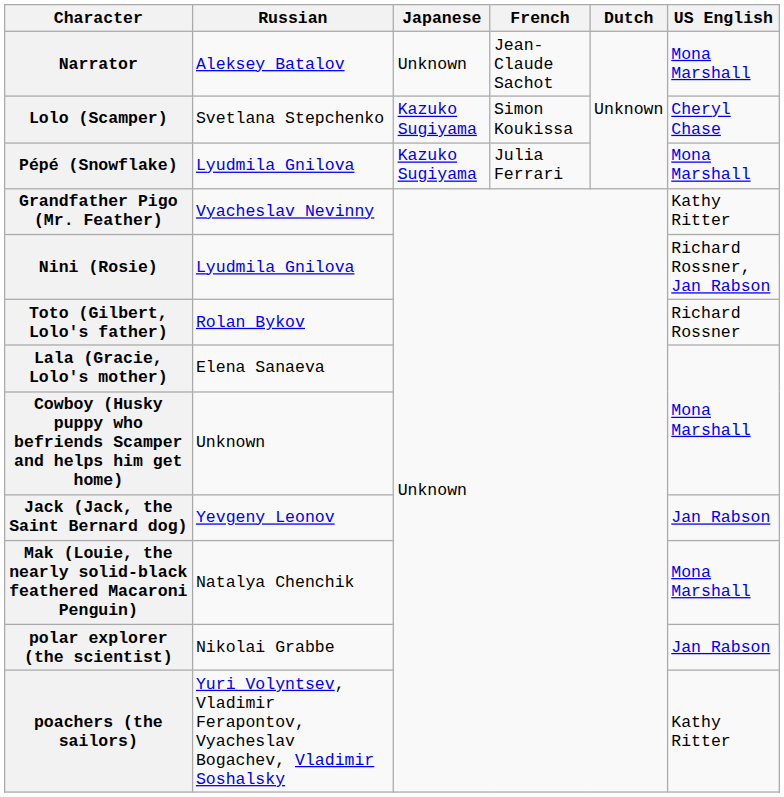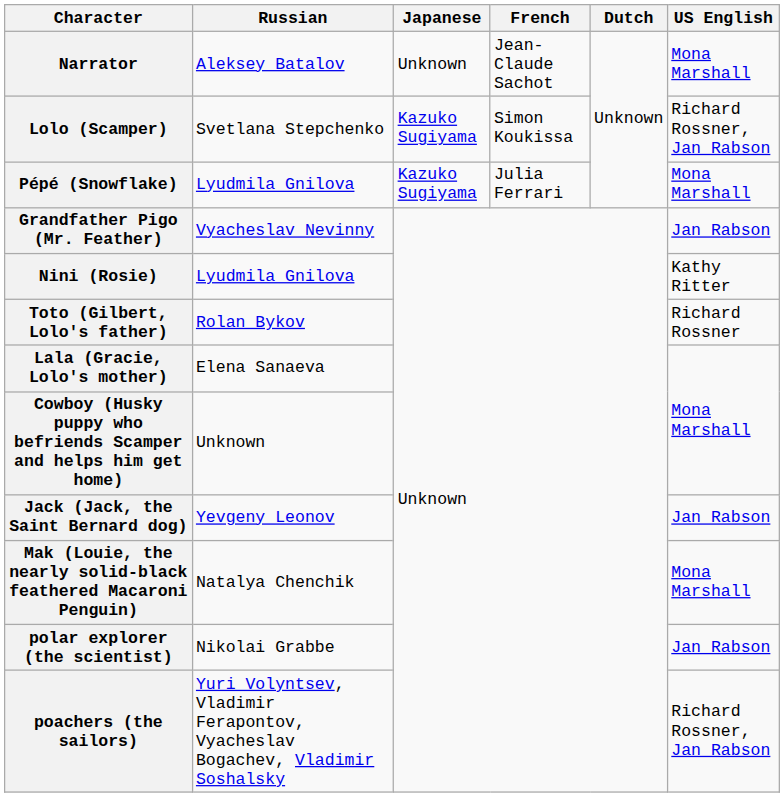(701, 120) Cheryl Chase -> (721, 129) Richard Rossner, Jan Rabson
(701, 211) Kathy Ritter -> (721, 230) Jan Rabson
(721, 267) Richard Rossner, Jan Rabson -> (701, 276) Kathy Ritter
(701, 732) Kathy Ritter -> (721, 732) Richard Rossner, Jan Rabson
